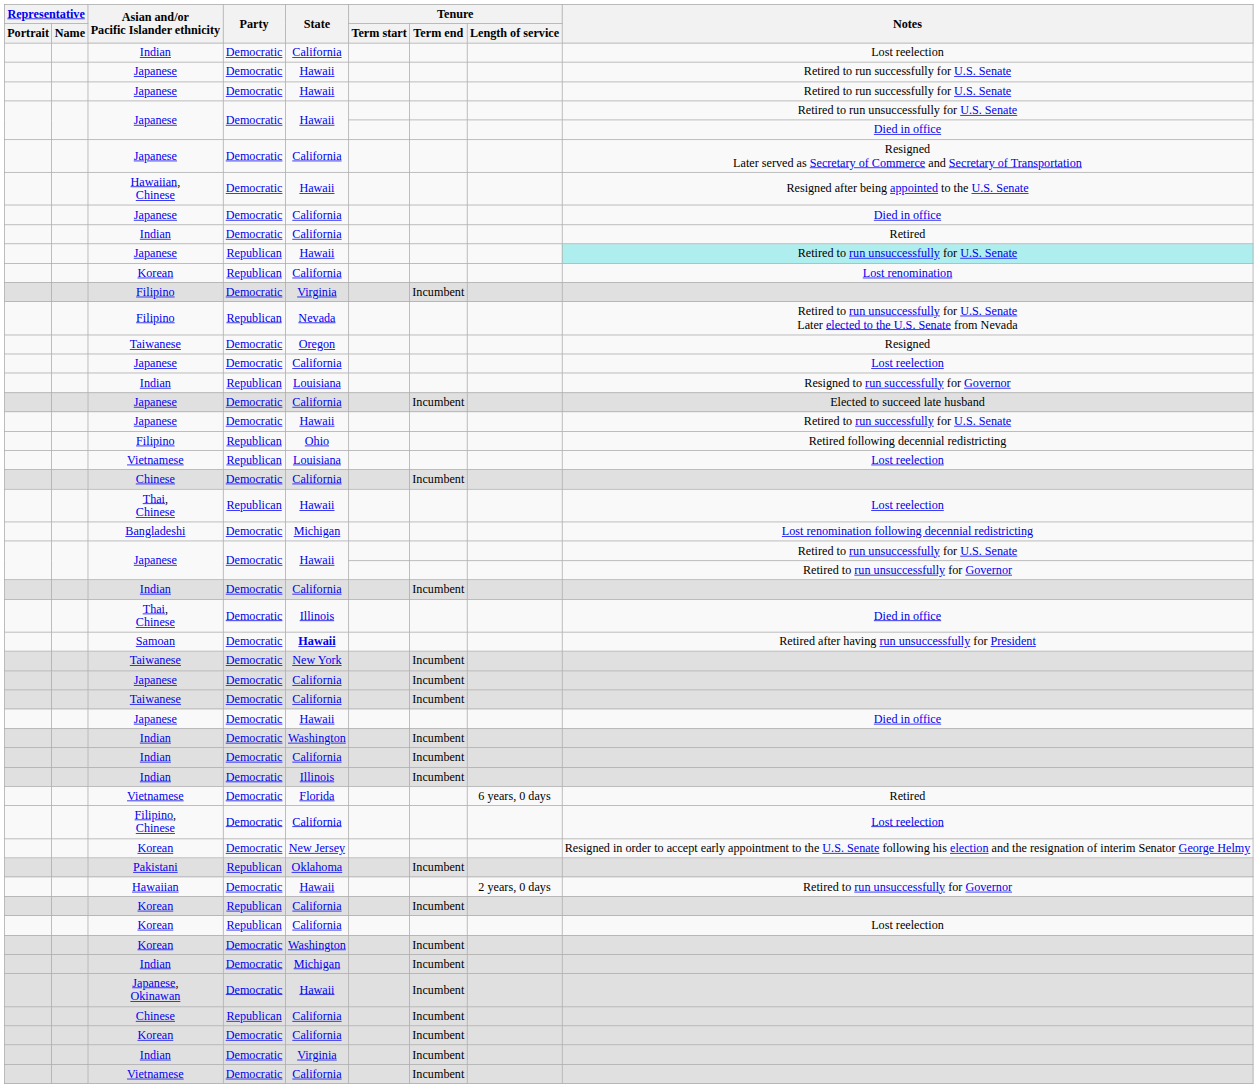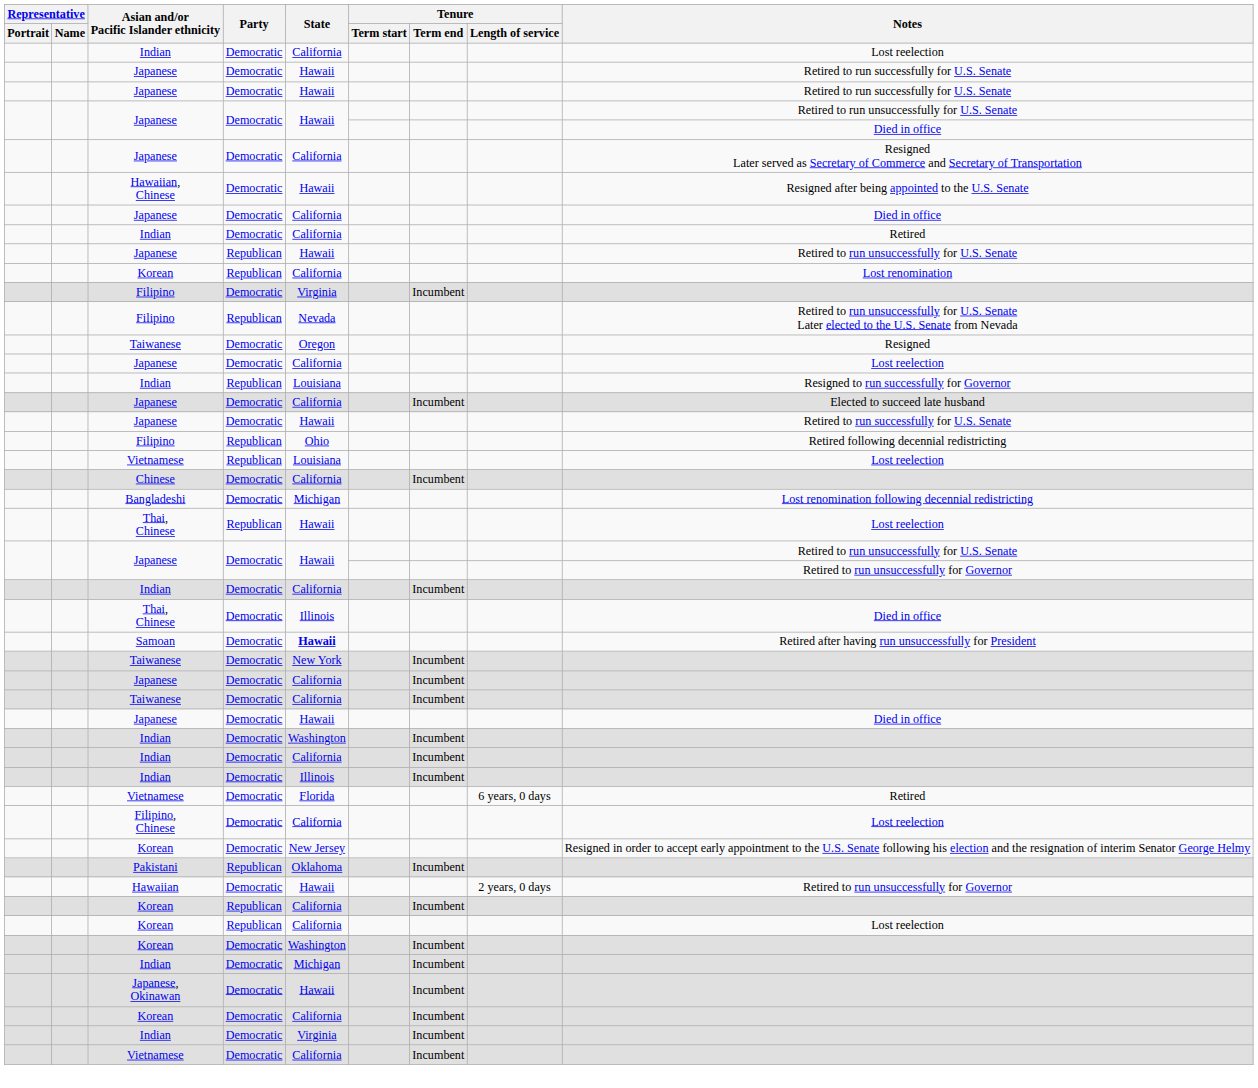(907, 253) paleturquoise background -> (907, 253) no background
rows swapped: (155, 505) <-> (155, 531)
- row: (155, 1016)
